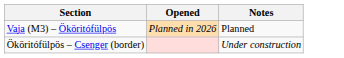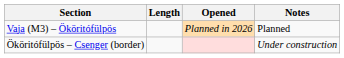+ column: (164, 12)
